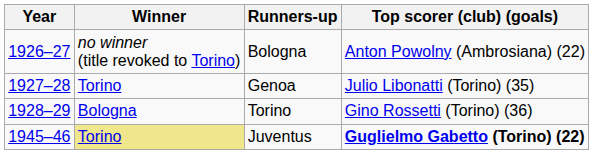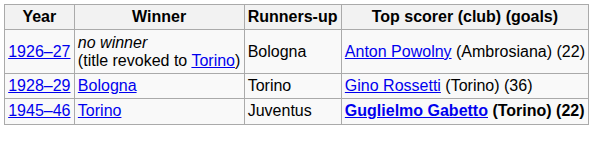- row: (272, 85)
(100, 136) khaki background -> (100, 111) no background
